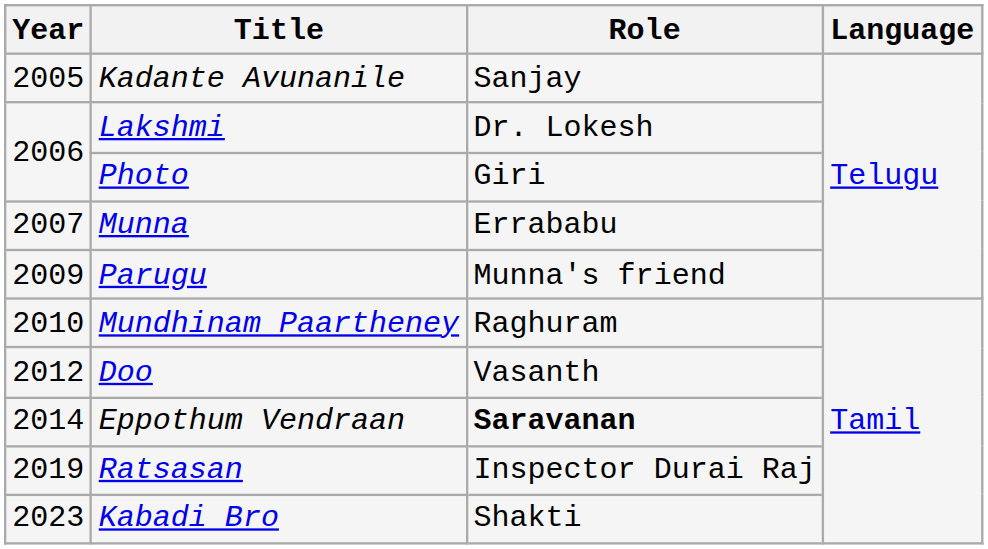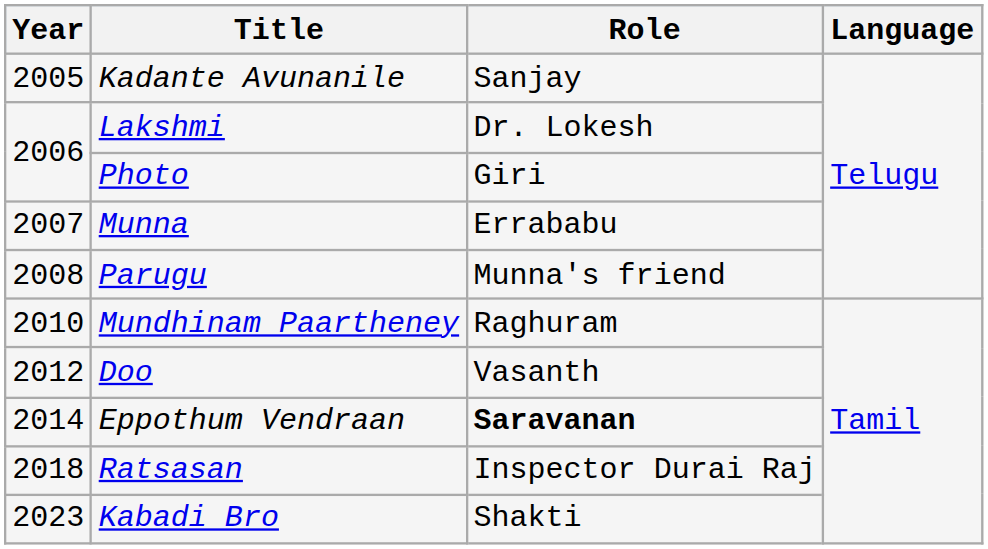(48, 274) 2009 -> (48, 274) 2008
(48, 470) 2019 -> (48, 470) 2018
